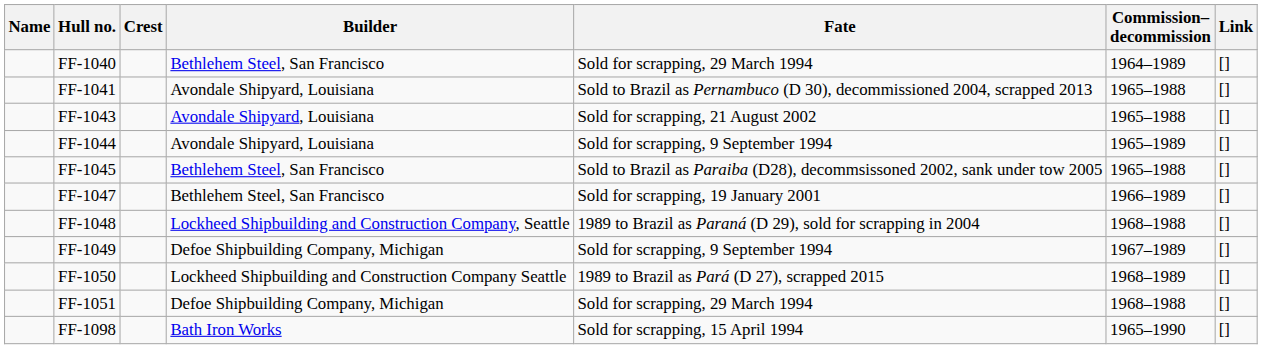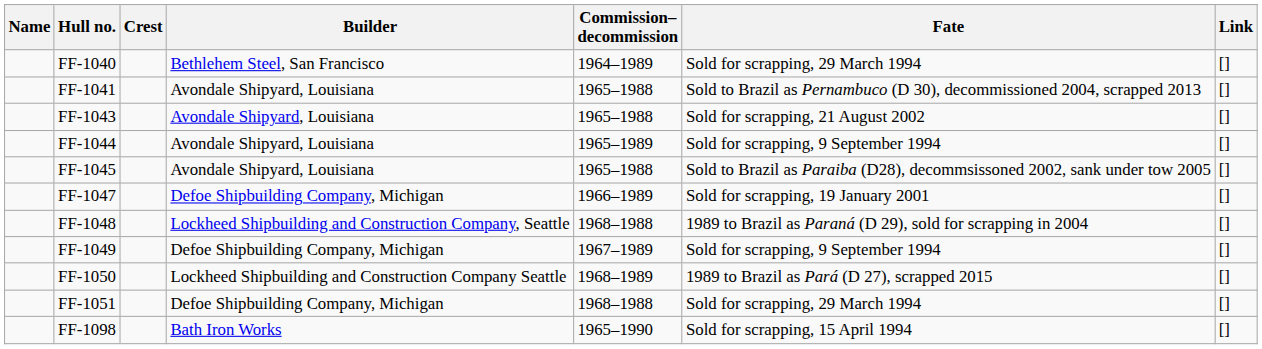columns swapped: (1161, 27) <-> (840, 27)
(277, 169) Bethlehem Steel, San Francisco -> (272, 169) Avondale Shipyard, Louisiana
(277, 196) Bethlehem Steel, San Francisco -> (307, 196) Defoe Shipbuilding Company, Michigan
